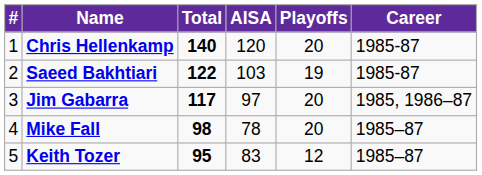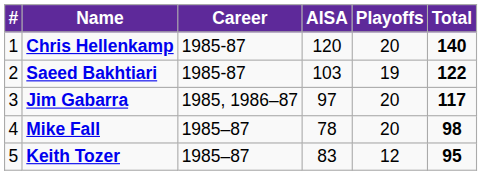columns swapped: (414, 18) <-> (202, 18)
